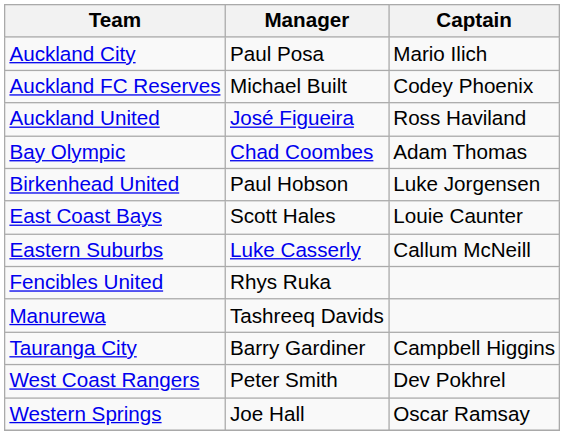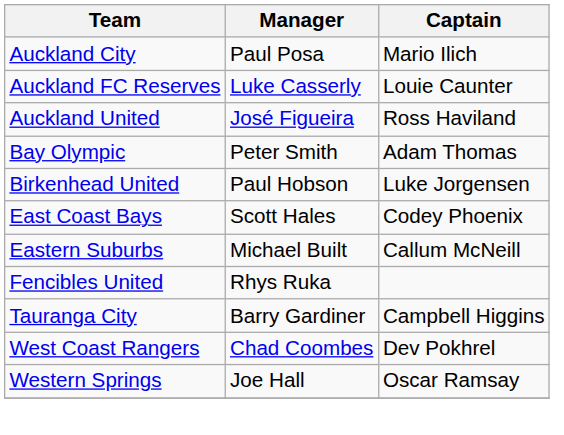(288, 86) Michael Built -> (295, 86) Luke Casserly
(463, 86) Codey Phoenix -> (448, 86) Louie Caunter
(302, 151) Chad Coombes -> (284, 151) Peter Smith
(458, 217) Louie Caunter -> (453, 217) Codey Phoenix
(295, 250) Luke Casserly -> (288, 250) Michael Built
- row: (58, 315)
(284, 380) Peter Smith -> (302, 348) Chad Coombes
